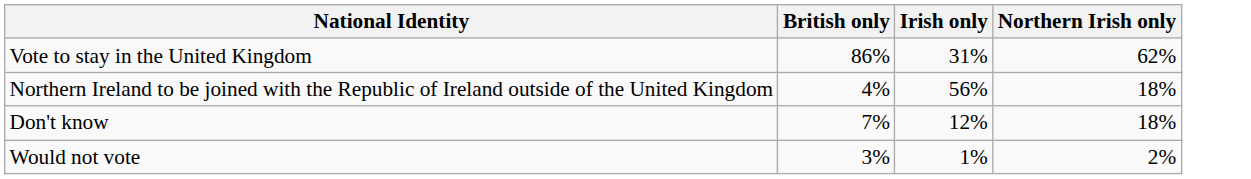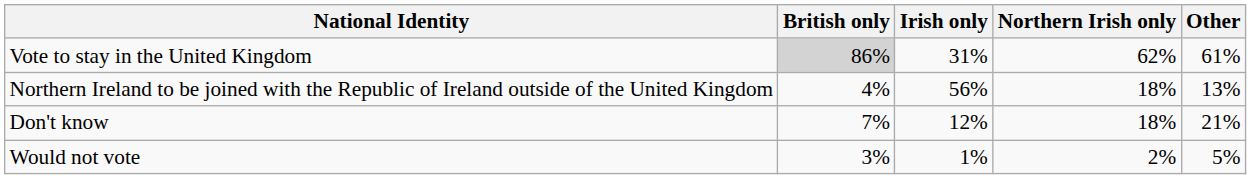+ column: (1213, 21)
(870, 55) no background -> (870, 55) lightgrey background
